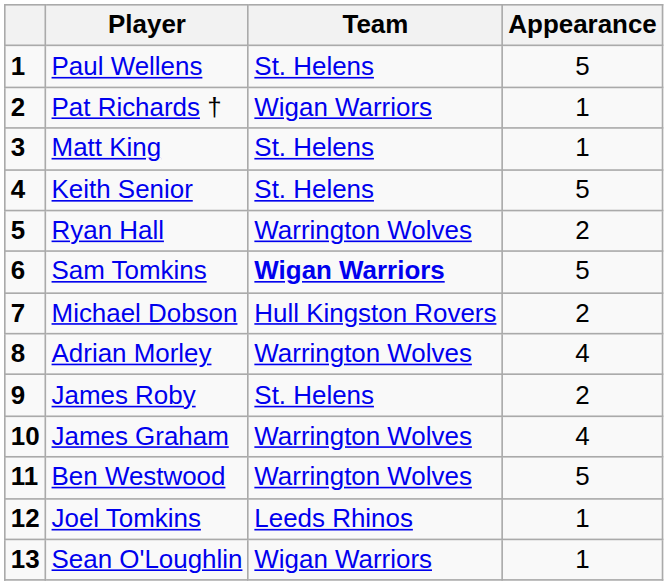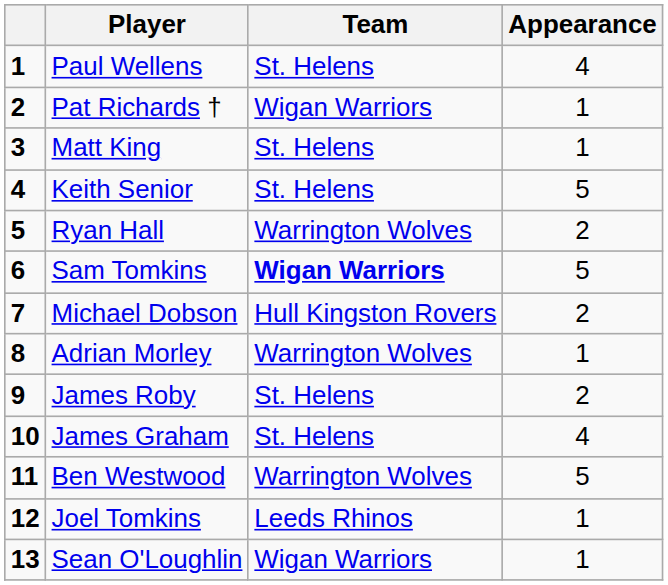(583, 66) 5 -> (583, 66) 4
(583, 353) 4 -> (583, 353) 1
(363, 436) Warrington Wolves -> (314, 436) St. Helens
